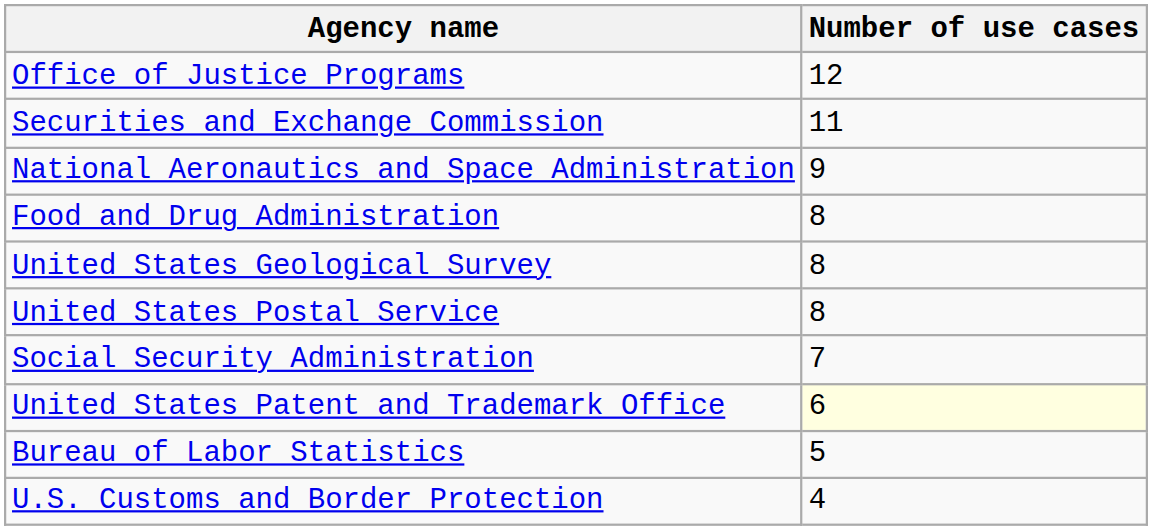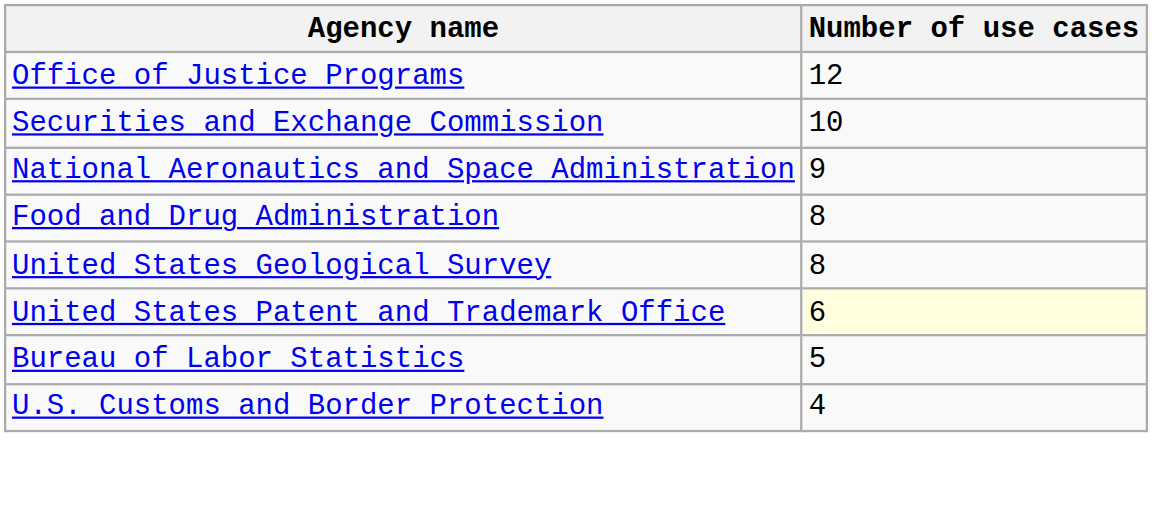(826, 123) 11 -> (826, 123) 10
- row: (256, 312)
- row: (273, 359)
